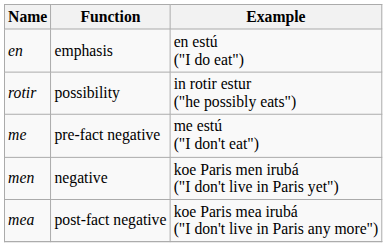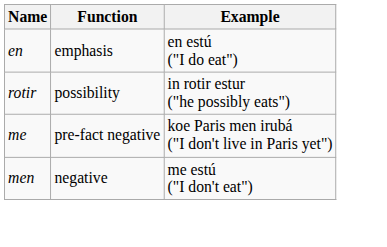(216, 135) me estú ("I don't eat") -> (250, 135) koe Paris men irubá ("I don't live in Paris yet")
(256, 178) koe Paris men irubá ("I don't live in Paris yet") -> (210, 178) me estú ("I don't eat")
- row: (21, 220)
